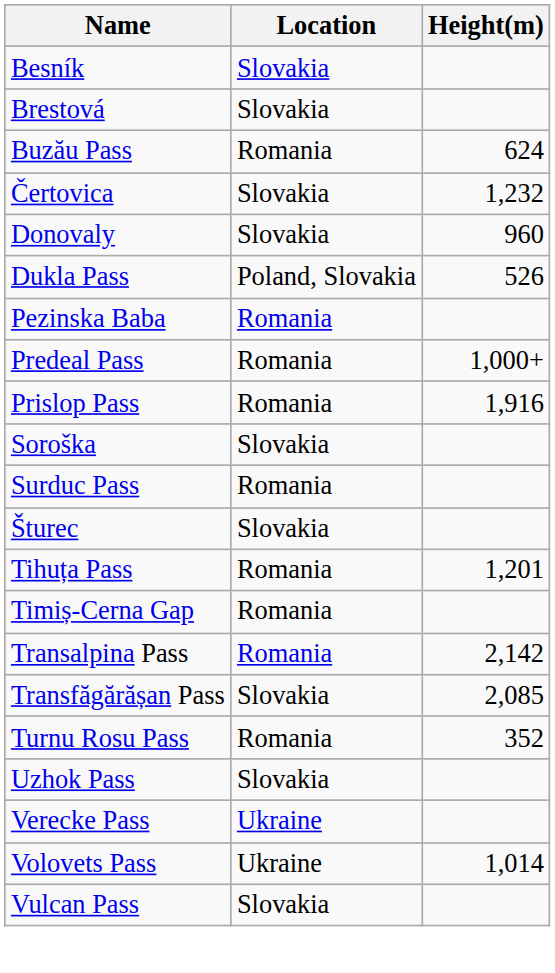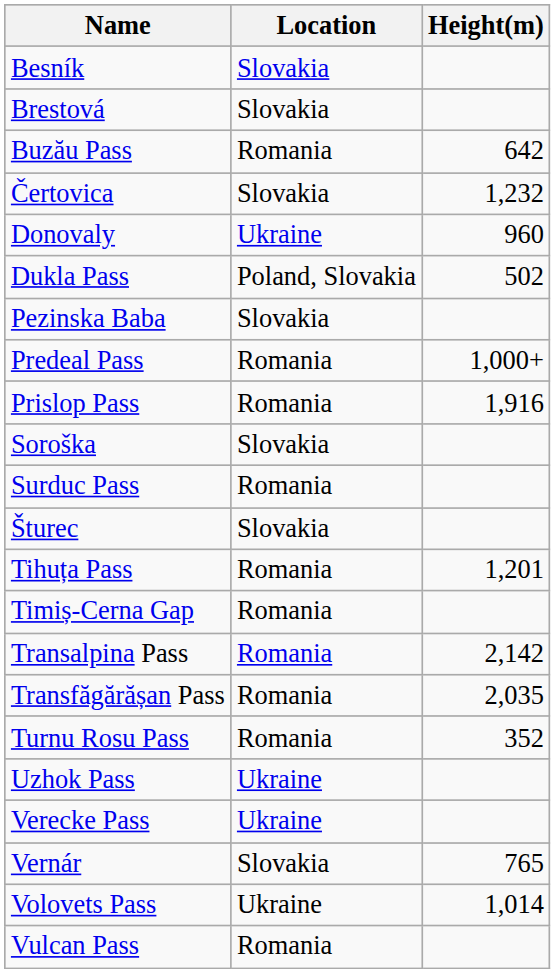(524, 151) 624 -> (524, 151) 642
(283, 234) Slovakia -> (279, 234) Ukraine
(524, 276) 526 -> (524, 276) 502
(285, 318) Romania -> (283, 318) Slovakia
(283, 695) Slovakia -> (285, 695) Romania
(514, 695) 2,085 -> (514, 695) 2,035
(283, 779) Slovakia -> (279, 779) Ukraine
+ row: (46, 862)
(283, 904) Slovakia -> (285, 946) Romania
